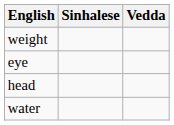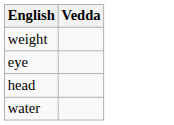- column: (91, 16)
